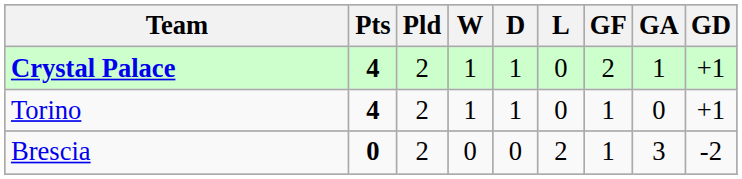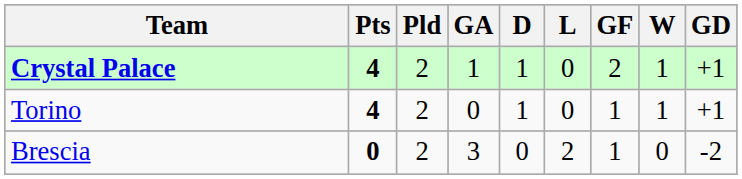columns swapped: (470, 25) <-> (659, 25)
